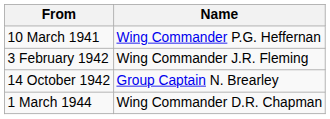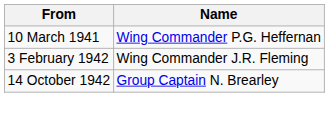- row: (50, 102)
